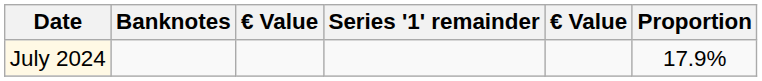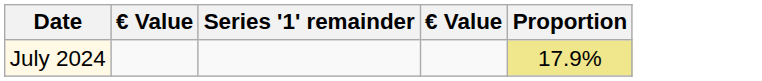- column: (173, 22)
(695, 57) no background -> (570, 57) khaki background
